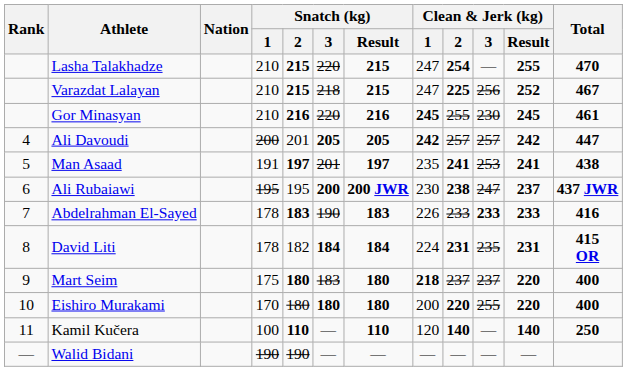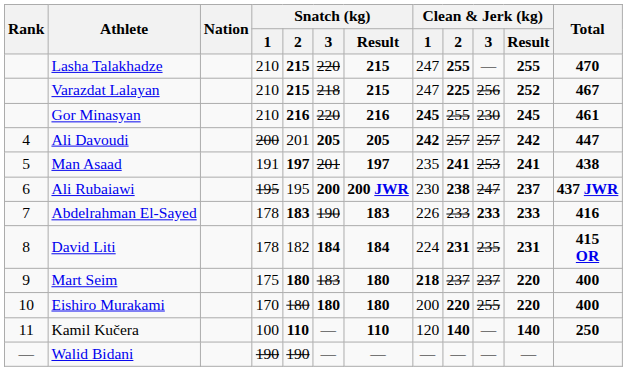(458, 66) 254 -> (458, 66) 255
